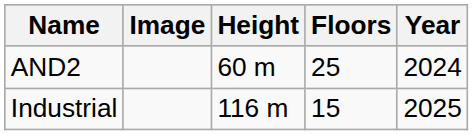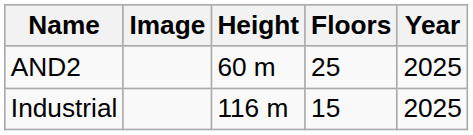(433, 66) 2024 -> (433, 66) 2025
